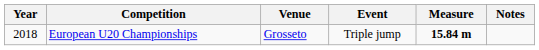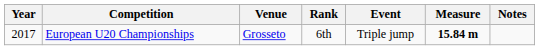+ column: (324, 14)
(25, 34) 2018 -> (24, 34) 2017
